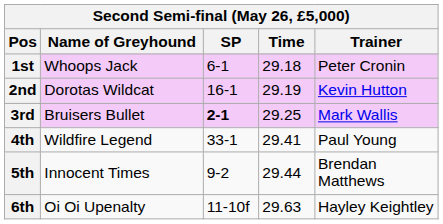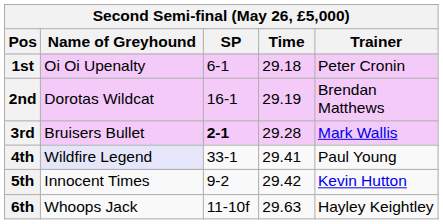(91, 66) Whoops Jack -> (95, 66) Oi Oi Upenalty
(362, 90) Kevin Hutton -> (351, 99) Brendan Matthews
(282, 115) 29.25 -> (282, 132) 29.28
(98, 139) no background -> (98, 157) lavender background
(282, 173) 29.44 -> (282, 181) 29.42
(351, 173) Brendan Matthews -> (362, 181) Kevin Hutton
(95, 206) Oi Oi Upenalty -> (91, 206) Whoops Jack
